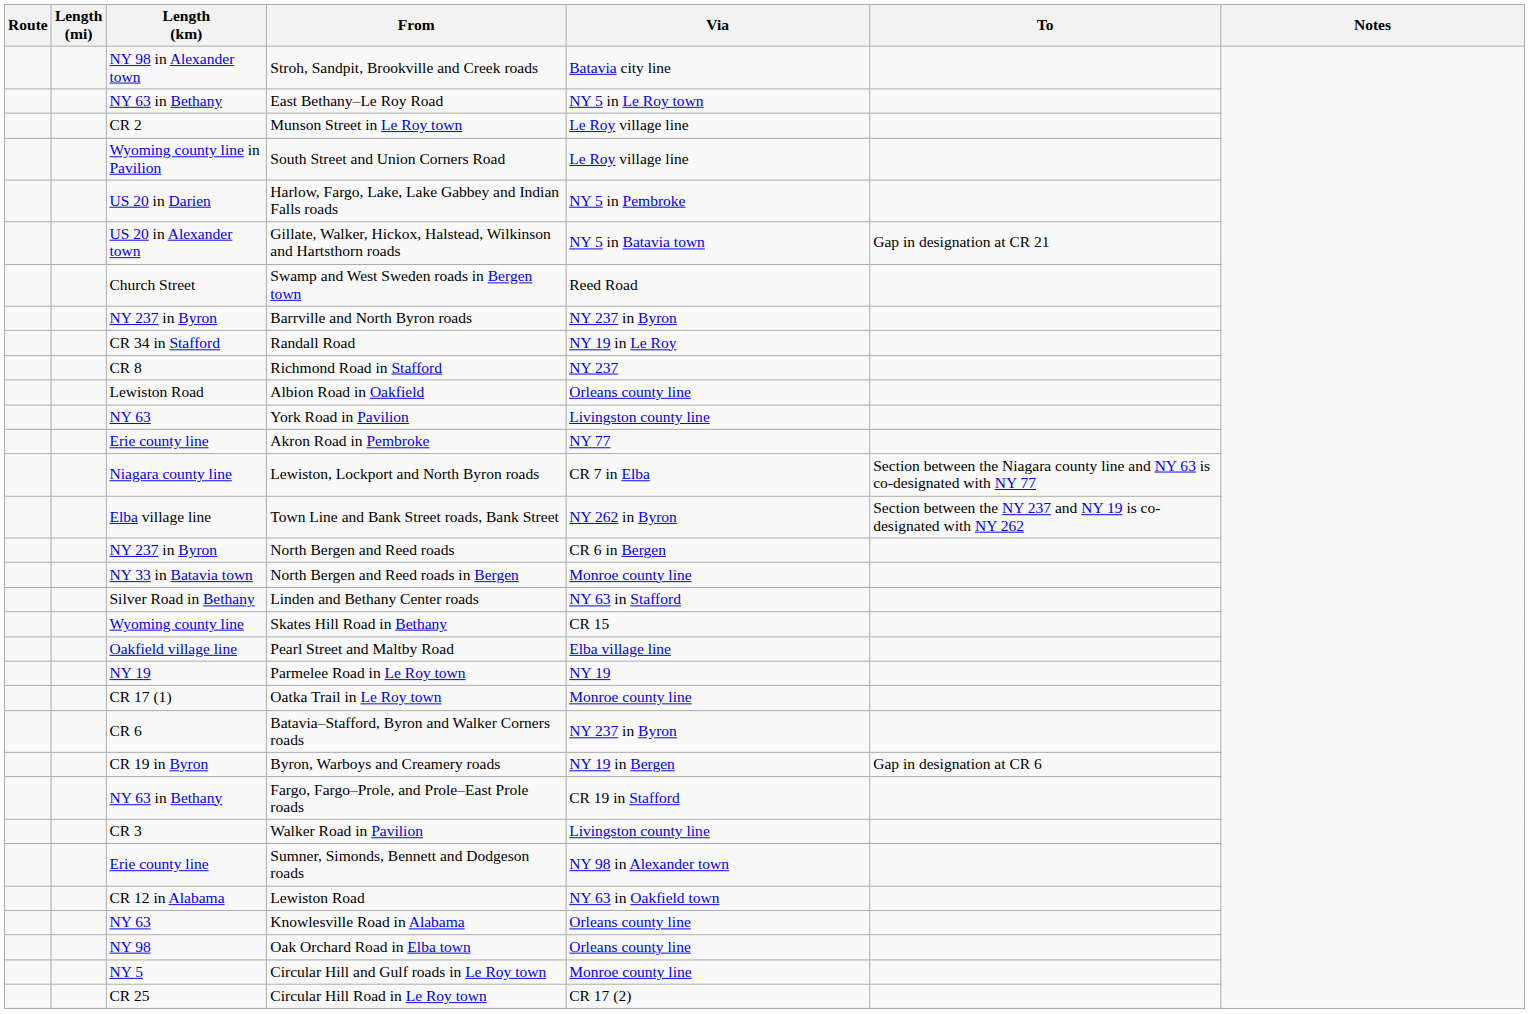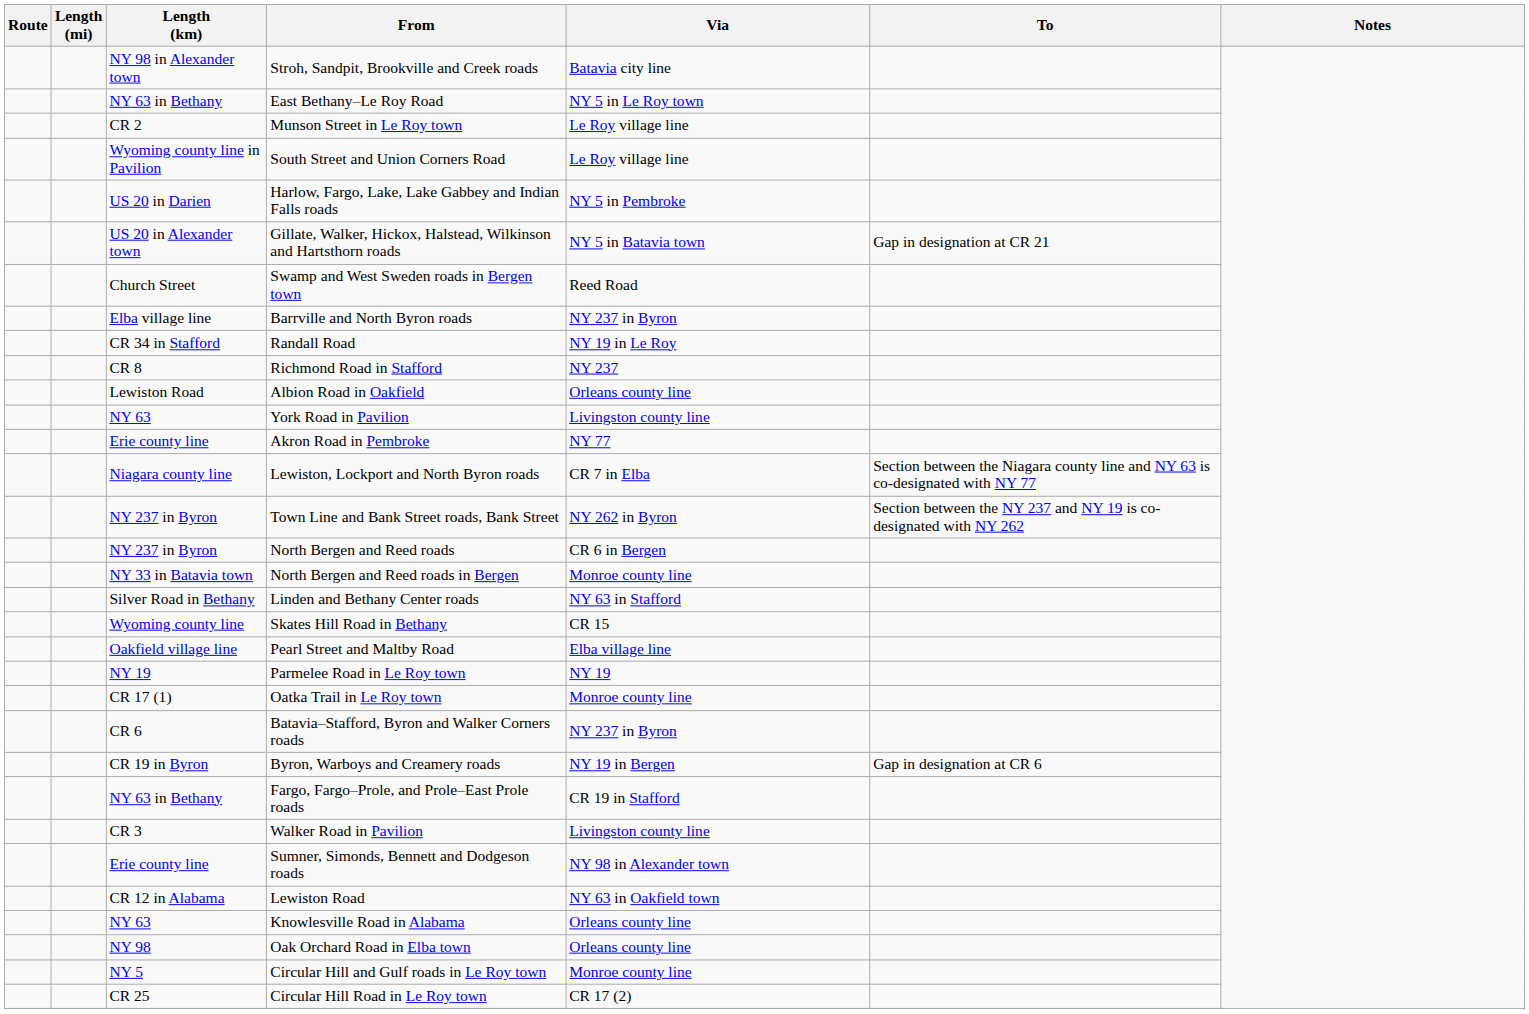(163, 318) NY 237 in Byron -> (160, 318) Elba village line
(160, 516) Elba village line -> (163, 516) NY 237 in Byron
